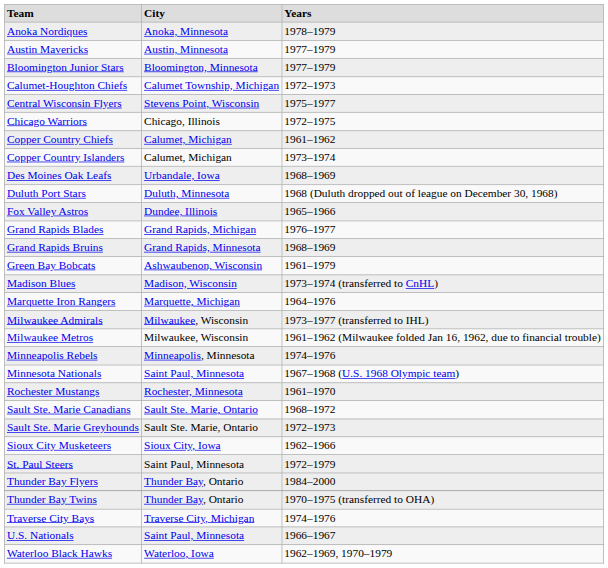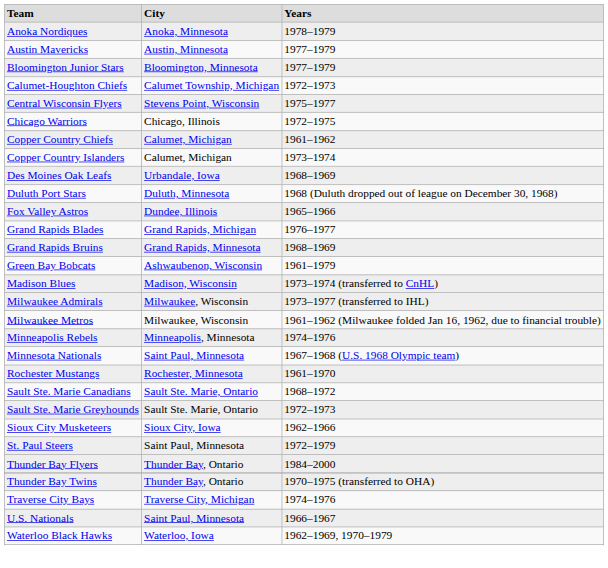- row: (61, 301)
